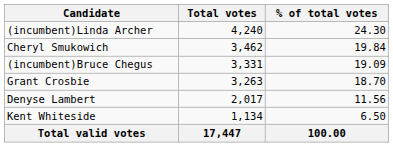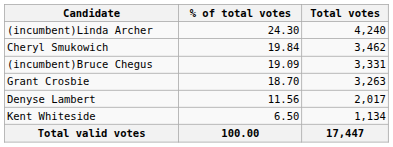columns swapped: (222, 13) <-> (327, 13)
